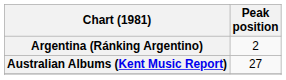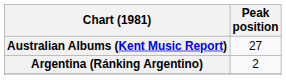rows swapped: (117, 45) <-> (117, 64)
